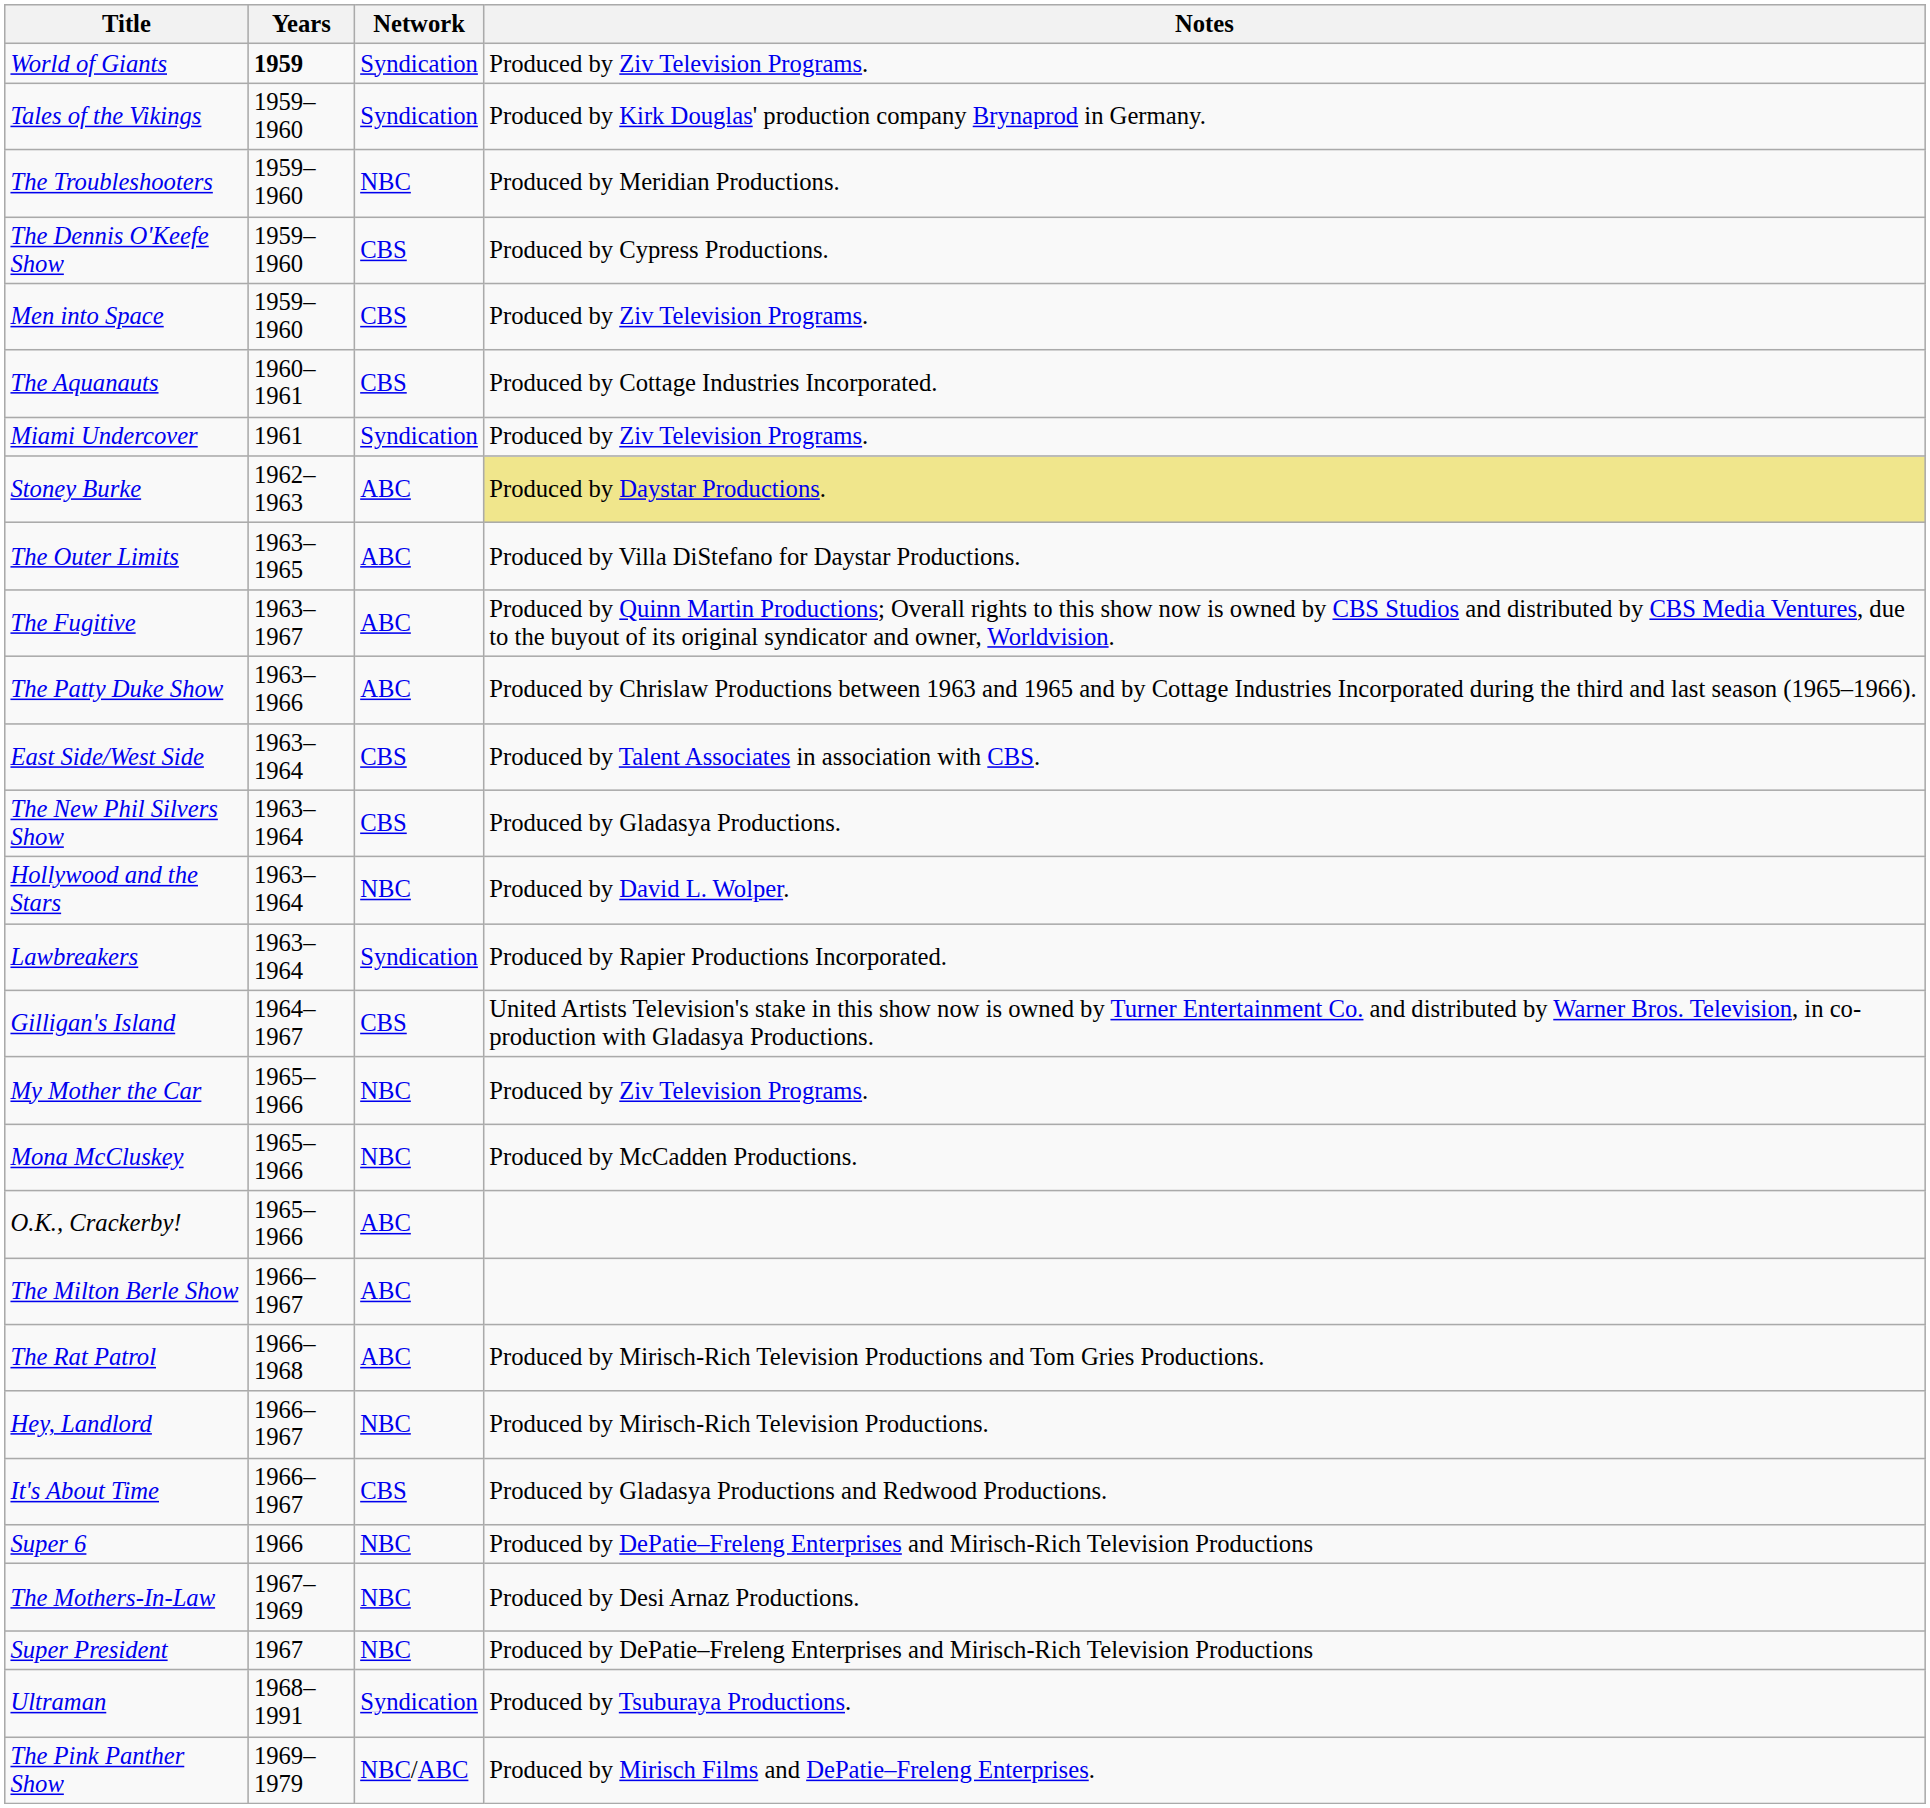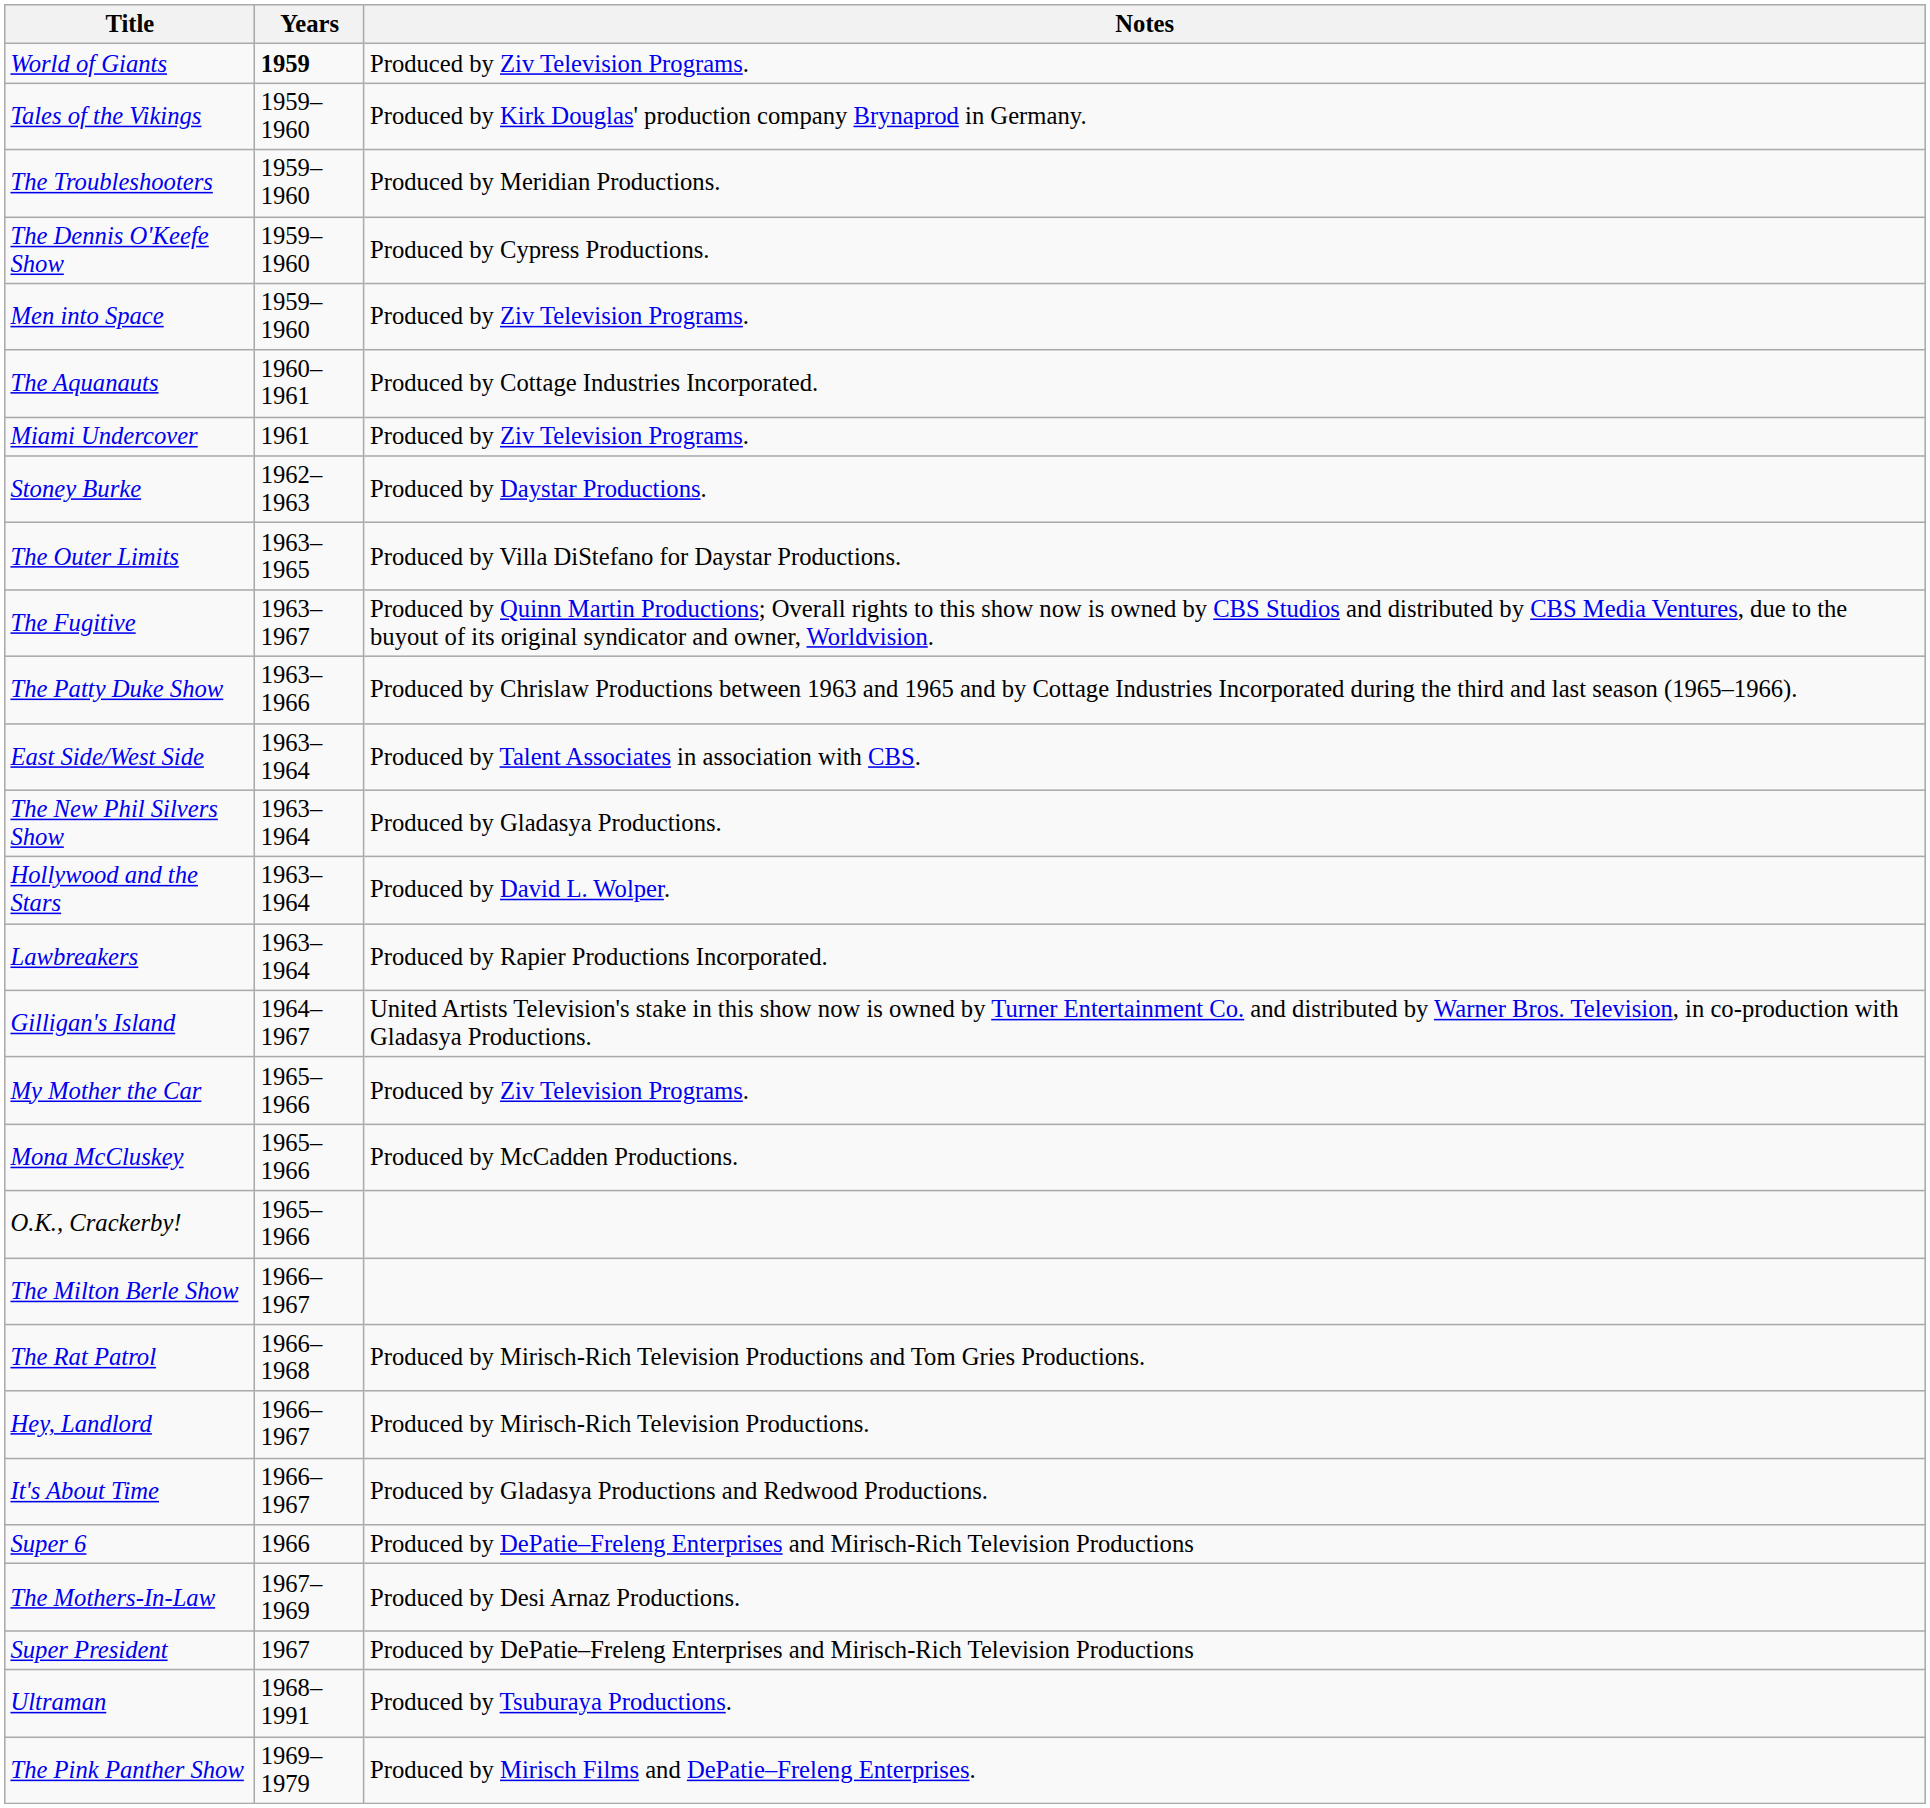- column: (419, 24)
(658, 489) khaki background -> (538, 489) no background
